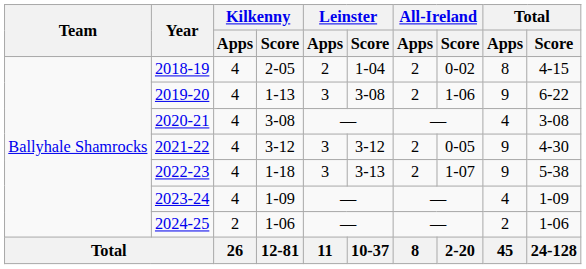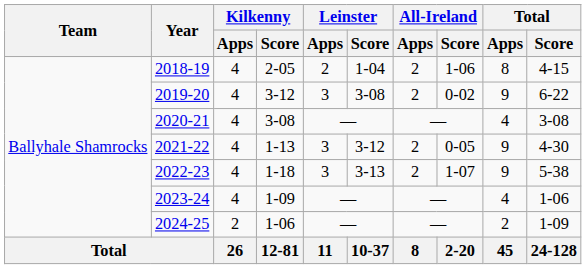(460, 69) 0-02 -> (460, 69) 1-06
(280, 95) 1-13 -> (280, 95) 3-12
(460, 95) 1-06 -> (460, 95) 0-02
(280, 146) 3-12 -> (280, 146) 1-13
(554, 198) 1-09 -> (554, 198) 1-06
(554, 224) 1-06 -> (554, 224) 1-09
